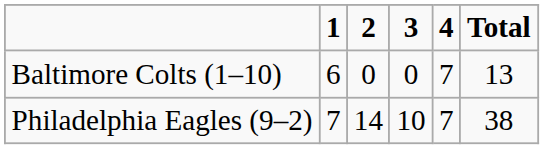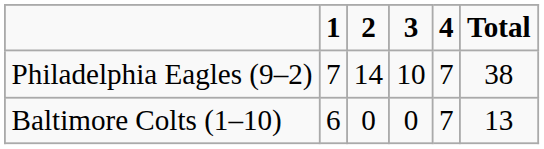rows swapped: (147, 73) <-> (162, 119)
